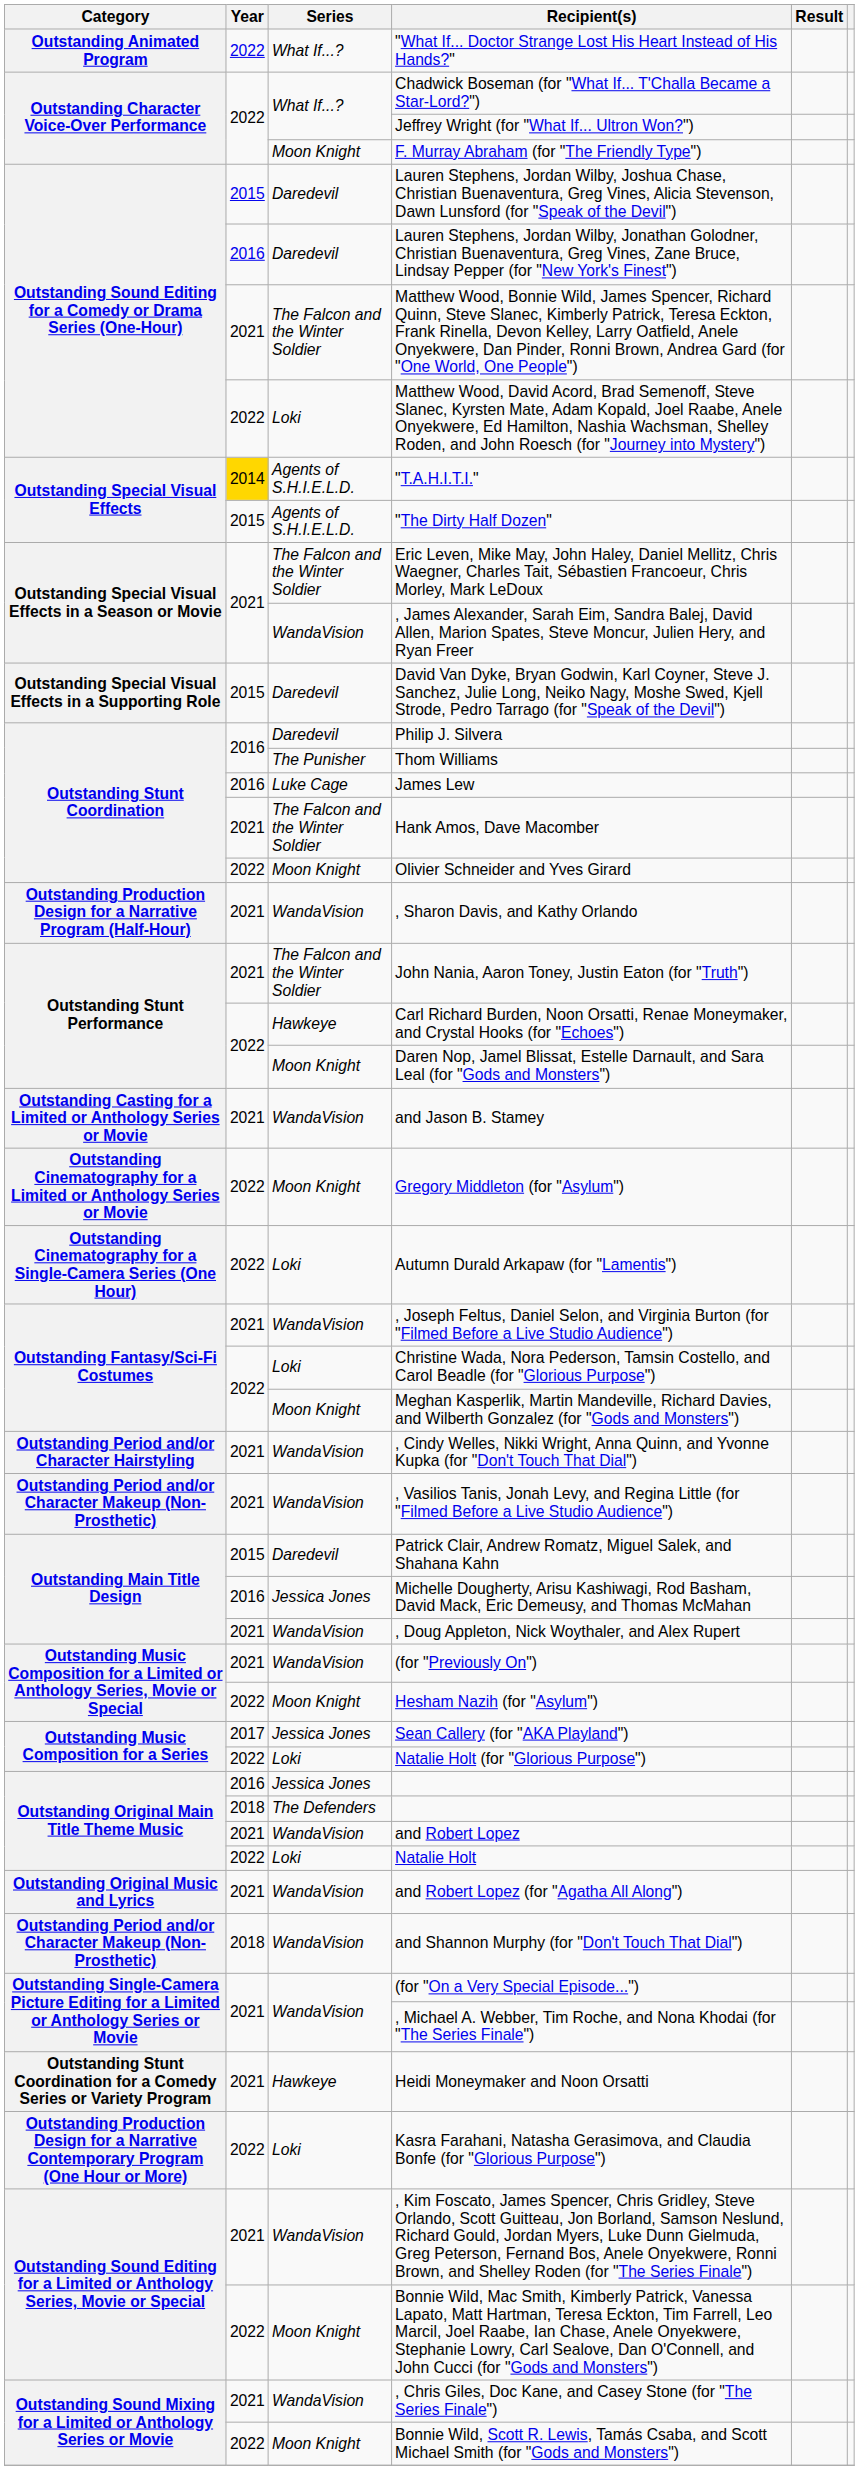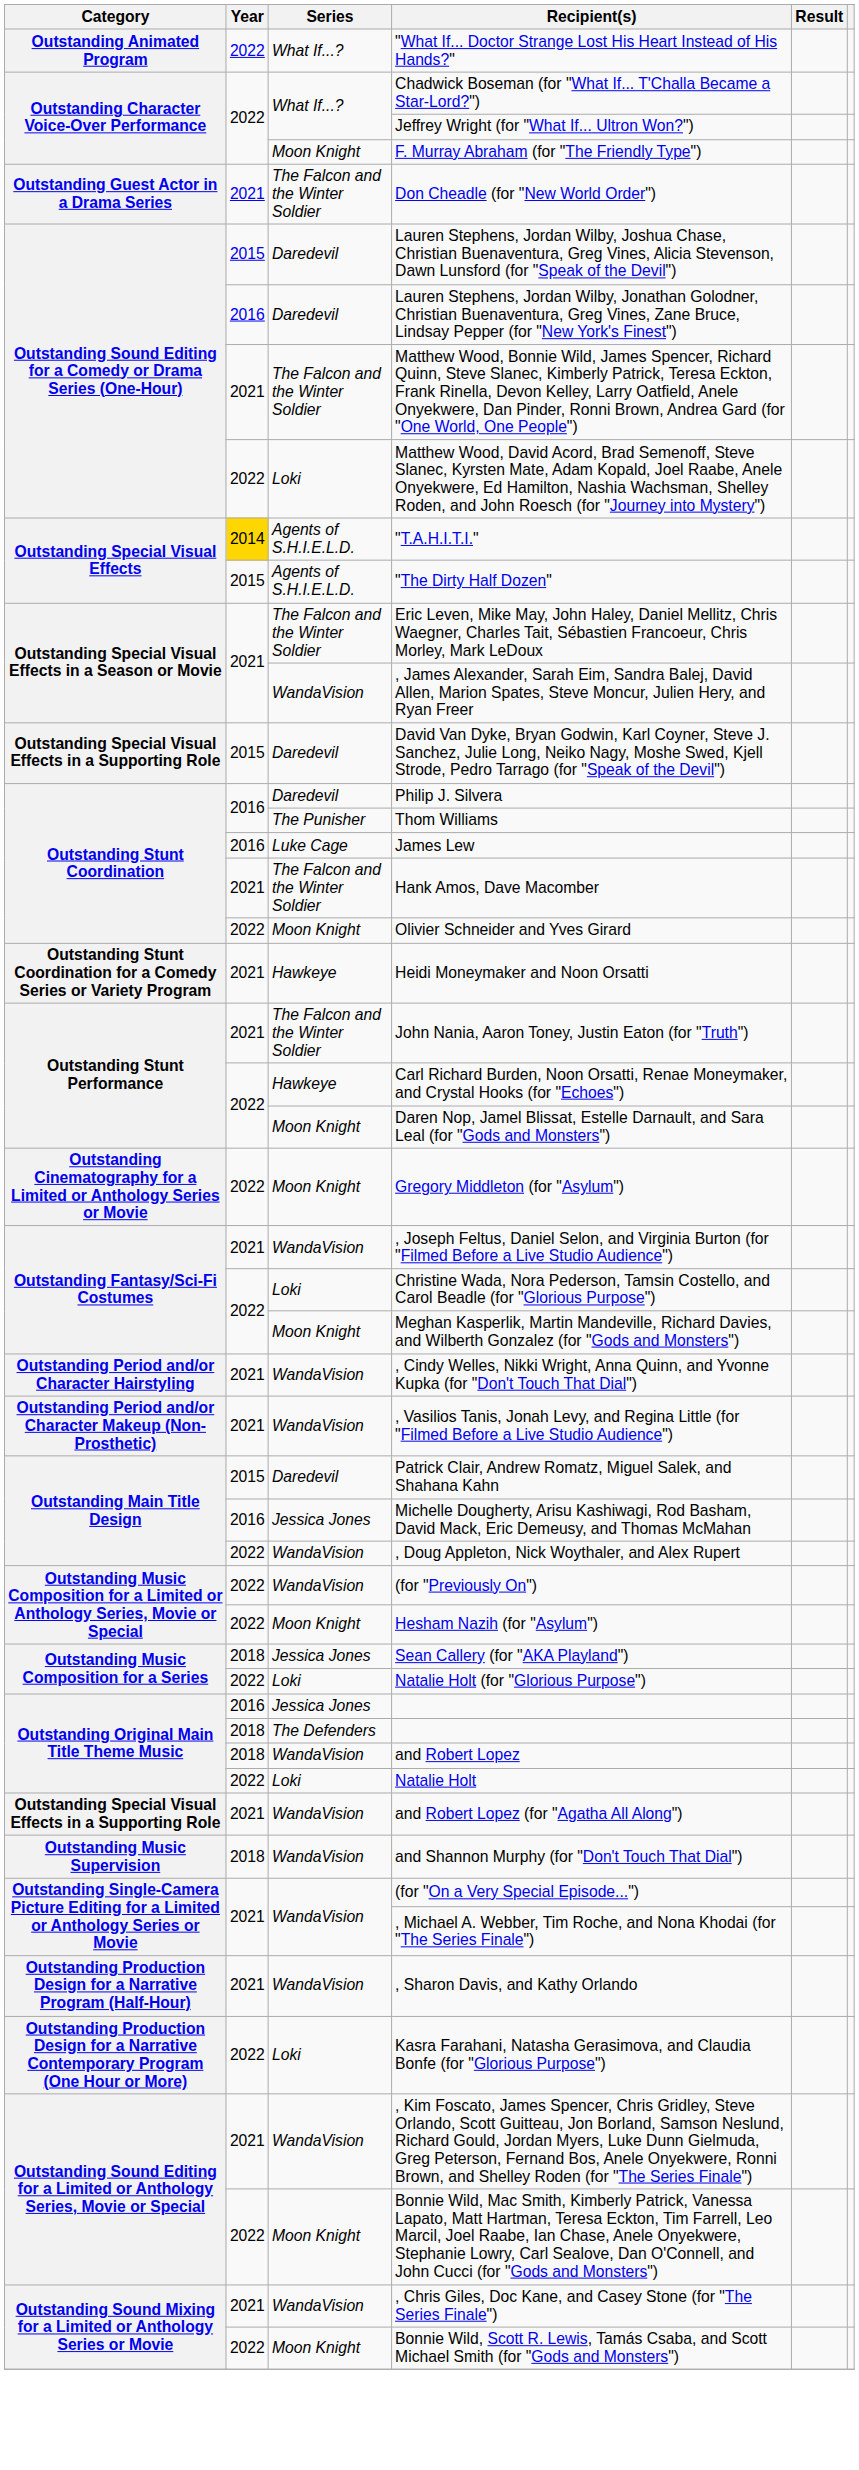+ row: (326, 194)
rows swapped: (304, 2081) <-> (318, 912)
- row: (318, 1118)
- row: (286, 1264)
(247, 1631) 2021 -> (247, 1553) 2022
(247, 1663) 2021 -> (247, 1585) 2022
(247, 1734) 2017 -> (247, 1656) 2018
(247, 1833) 2021 -> (247, 1755) 2018
(115, 1892) Outstanding Original Music and Lyrics -> (115, 1814) Outstanding Special Visual Effects in a Supporting Role
(115, 1943) Outstanding Period and/or Character Makeup (Non-Prosthetic) -> (115, 1856) Outstanding Music Supervision
